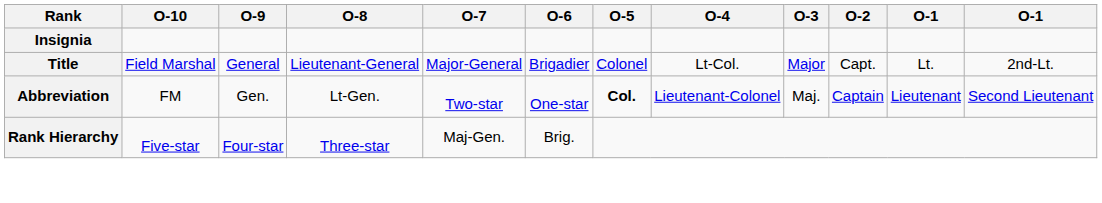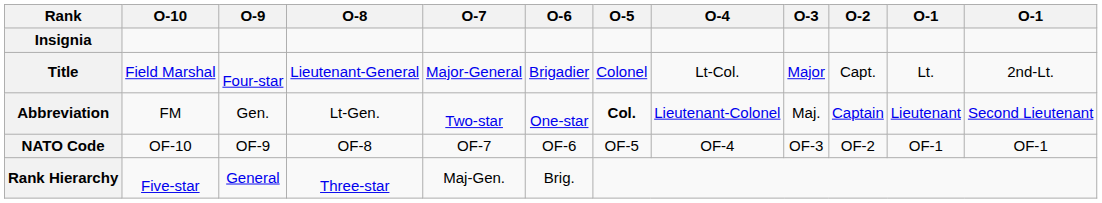(253, 64) General -> (253, 81) Four-star
+ row: (63, 145)
(253, 145) Four-star -> (253, 177) General
